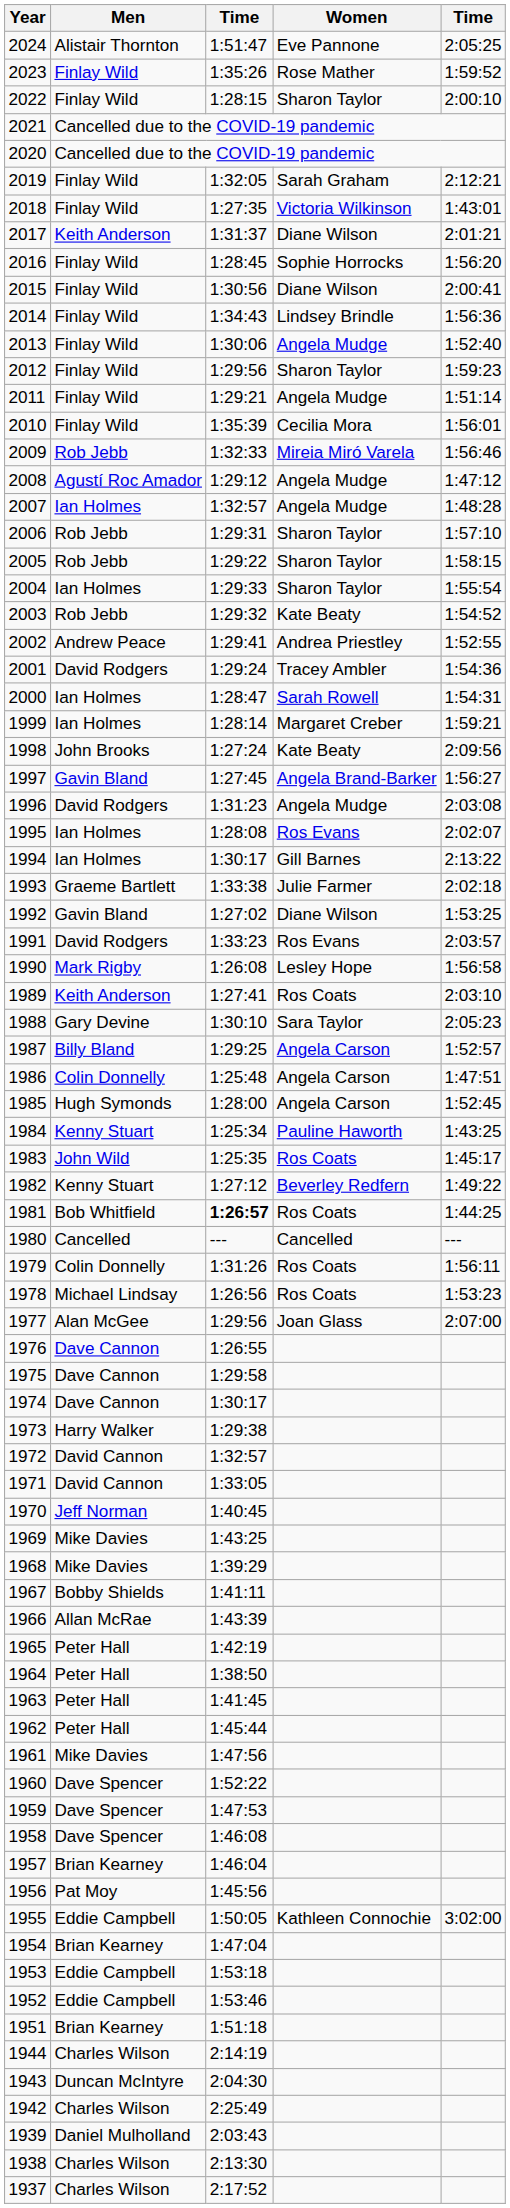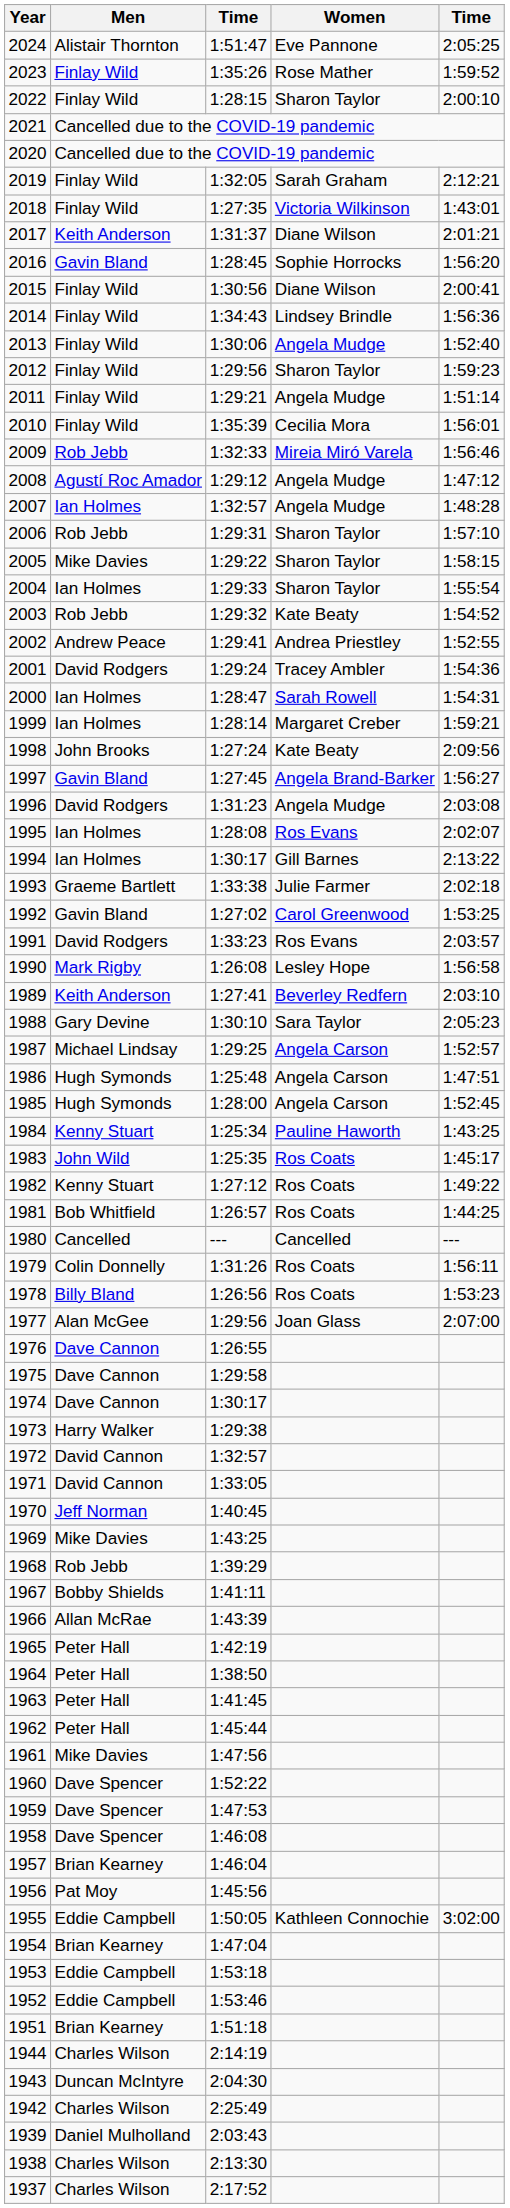(96, 262) Finlay Wild -> (101, 262) Gavin Bland
(91, 561) Rob Jebb -> (101, 561) Mike Davies
(327, 914) Diane Wilson -> (342, 914) Carol Greenwood
(317, 995) Ros Coats -> (341, 995) Beverley Redfern
(94, 1049) Billy Bland -> (116, 1049) Michael Lindsay
(110, 1076) Colin Donnelly -> (113, 1076) Hugh Symonds
(343, 1185) Beverley Redfern -> (315, 1185) Ros Coats
(239, 1212) bold -> (238, 1212) normal
(116, 1294) Michael Lindsay -> (94, 1294) Billy Bland
(101, 1565) Mike Davies -> (91, 1565) Rob Jebb
